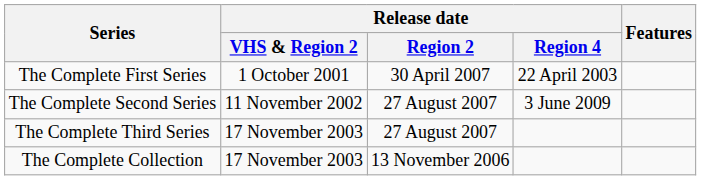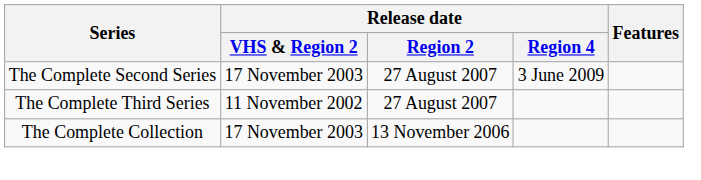- row: (112, 75)
(294, 103) 11 November 2002 -> (294, 75) 17 November 2003
(294, 132) 17 November 2003 -> (294, 103) 11 November 2002
